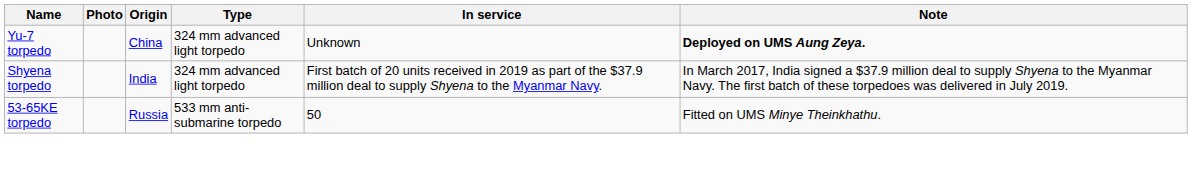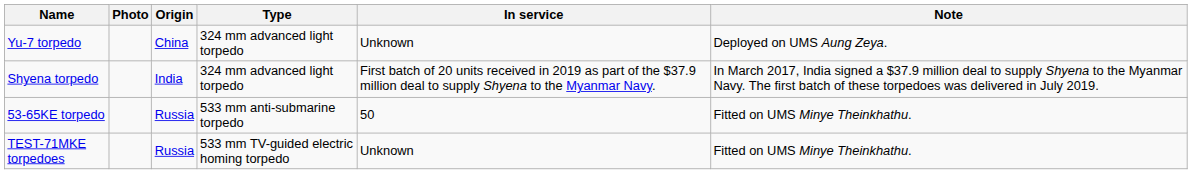(774, 42) bold -> (800, 42) normal
+ row: (47, 150)
